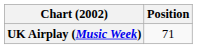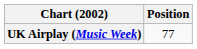(168, 33) 71 -> (168, 33) 77
